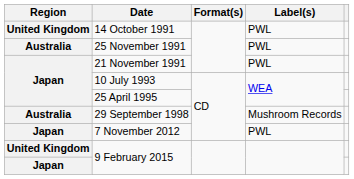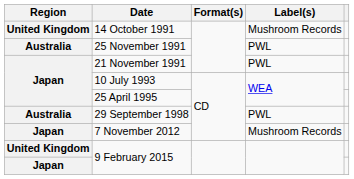(260, 30) PWL -> (295, 30) Mushroom Records
(295, 115) Mushroom Records -> (260, 115) PWL
(260, 132) PWL -> (295, 132) Mushroom Records
